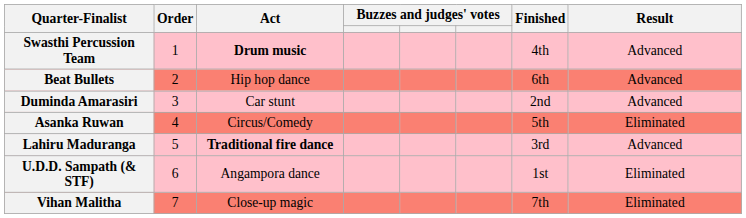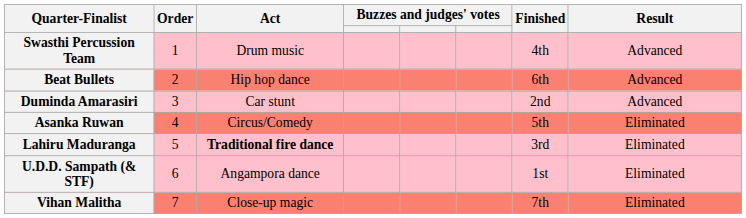(270, 50) bold -> (270, 50) normal
(655, 144) Advanced -> (655, 144) Eliminated
